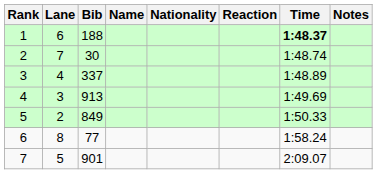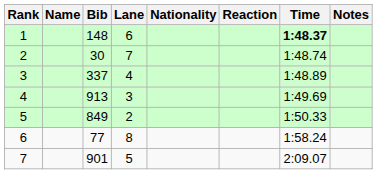columns swapped: (60, 14) <-> (127, 14)
(92, 35) 188 -> (97, 35) 148
